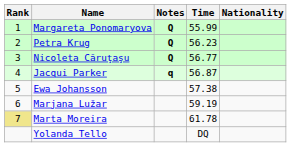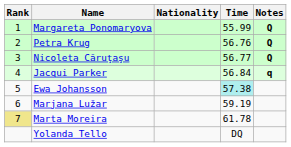columns swapped: (253, 12) <-> (170, 12)
(203, 42) 56.23 -> (237, 42) 56.76
(203, 73) 56.87 -> (237, 73) 56.84
(203, 88) no background -> (237, 88) paleturquoise background
